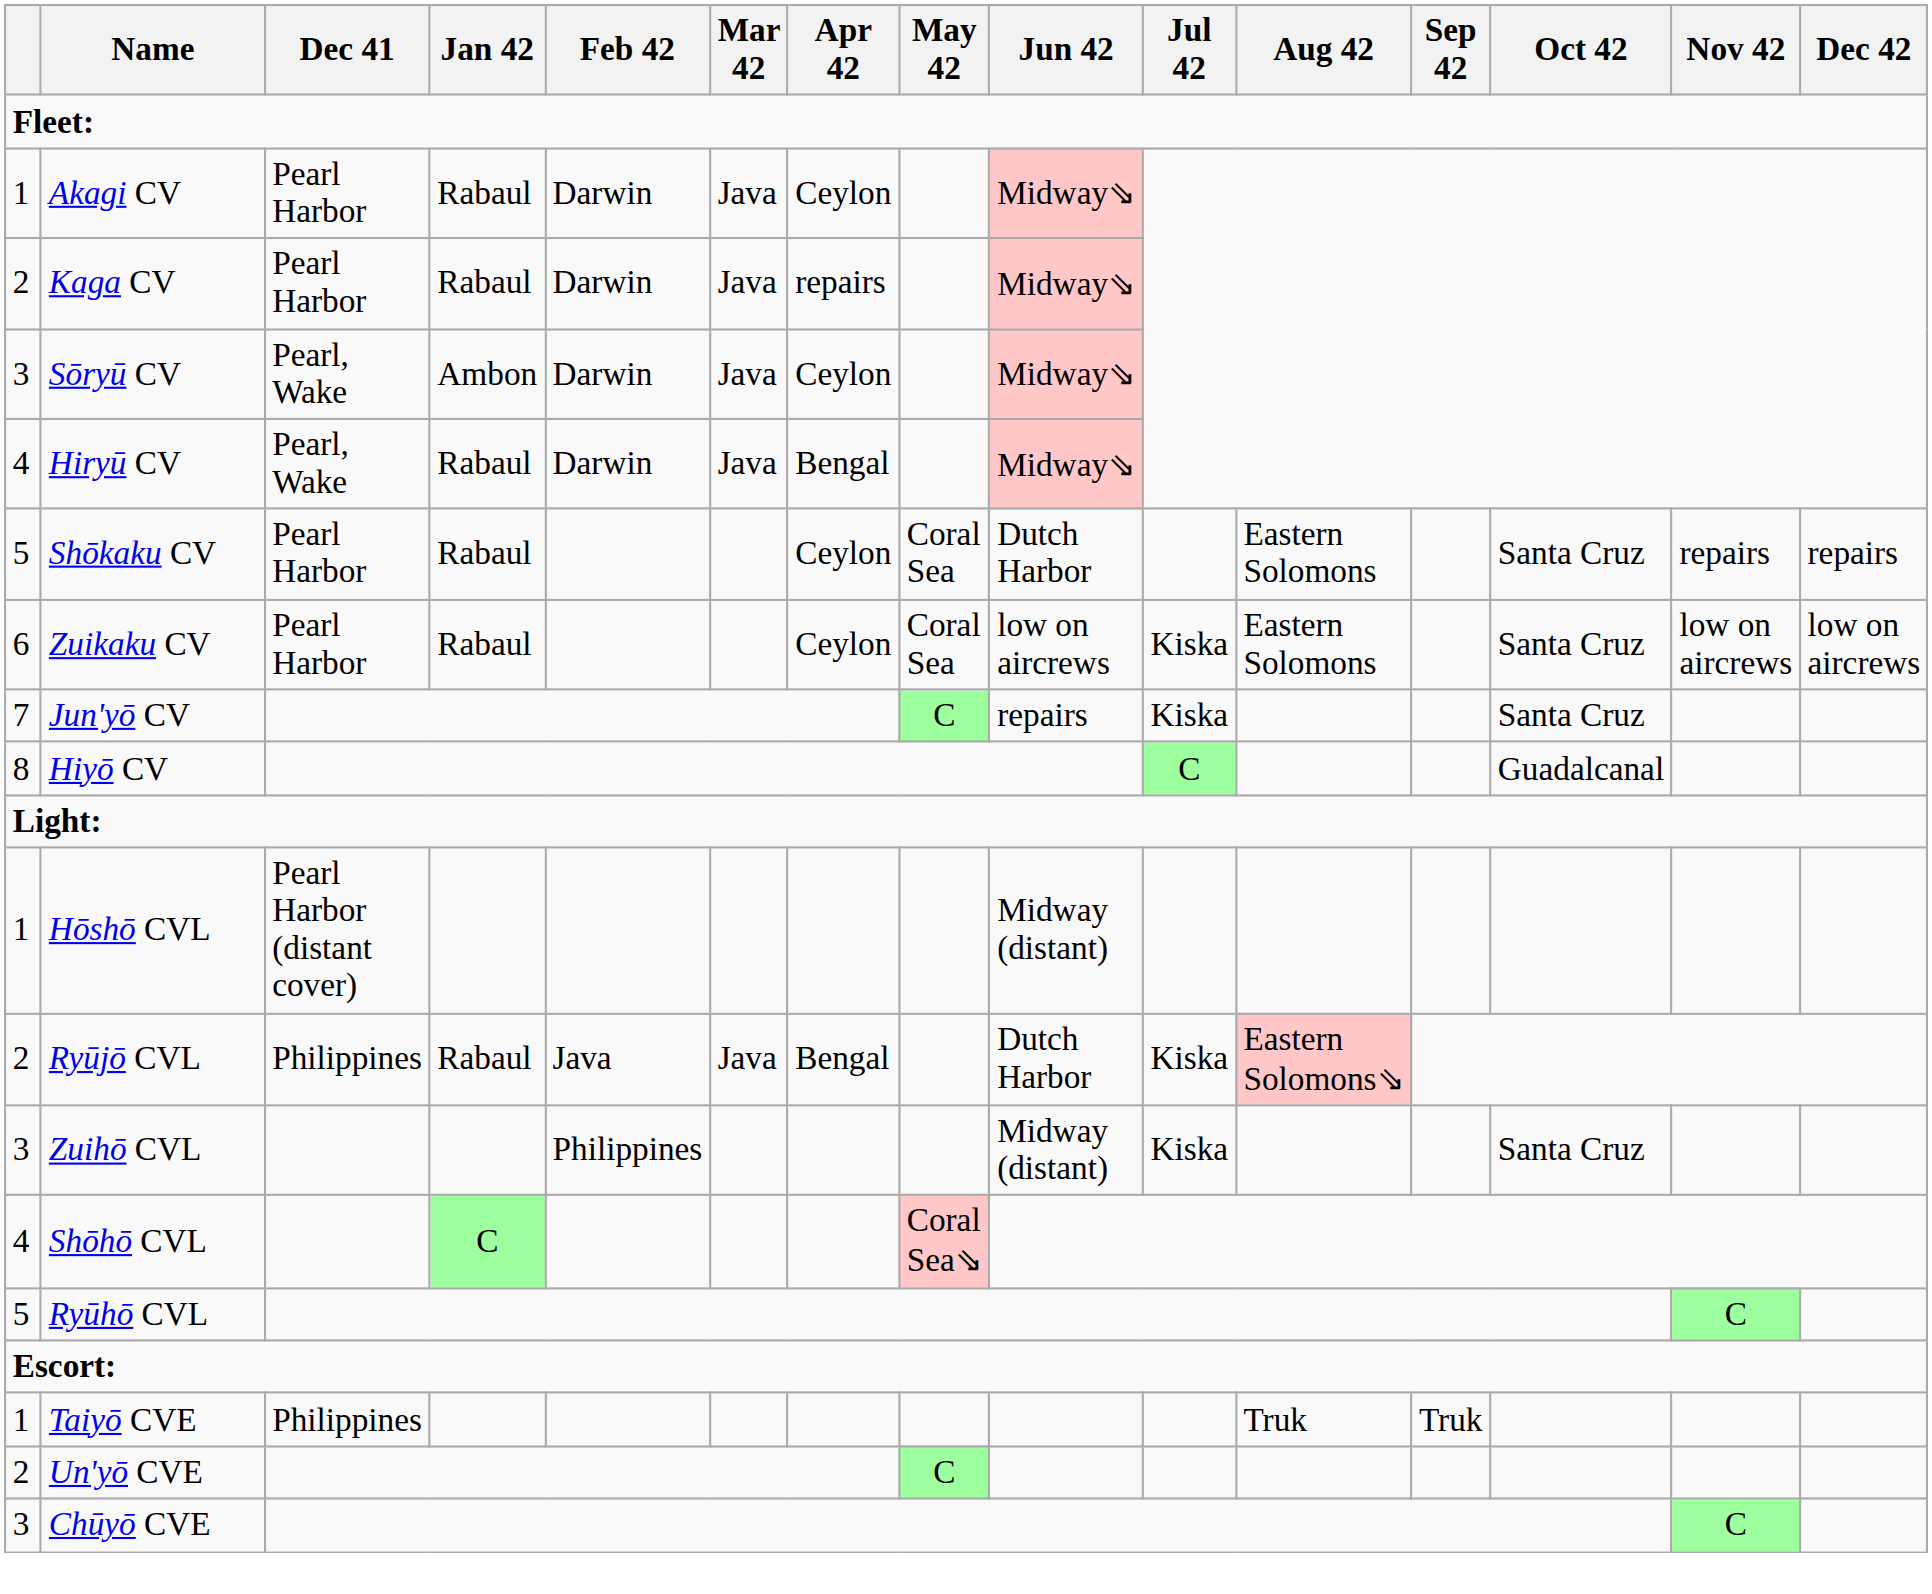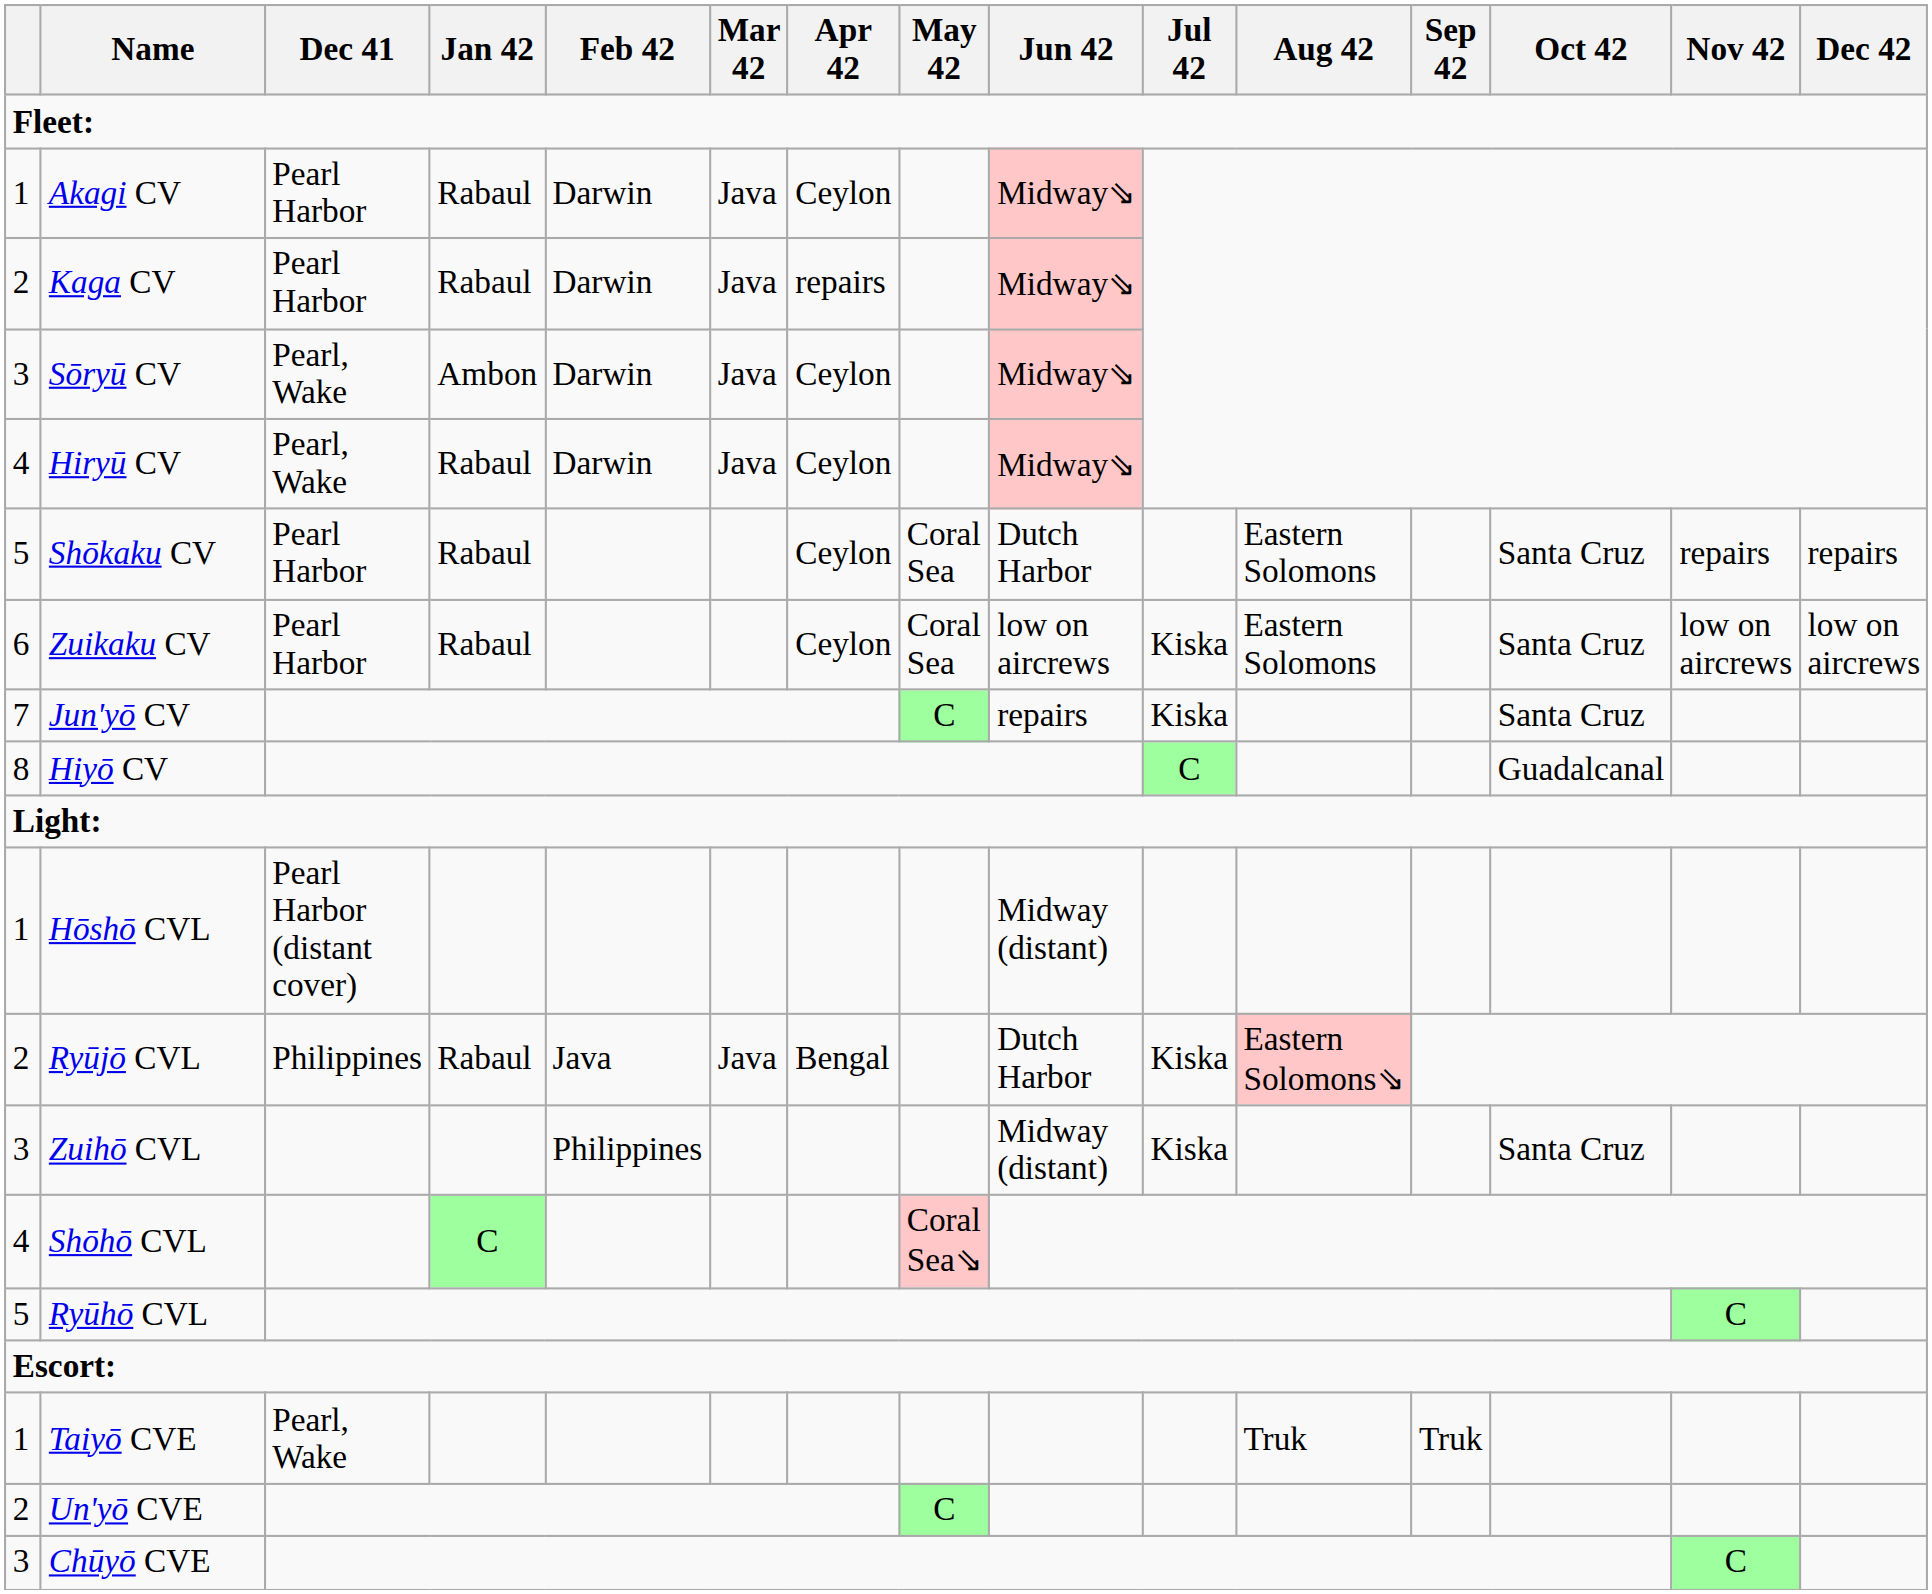(842, 463) Bengal -> (843, 463) Ceylon
(347, 1419) Philippines -> (311, 1437) Pearl, Wake
